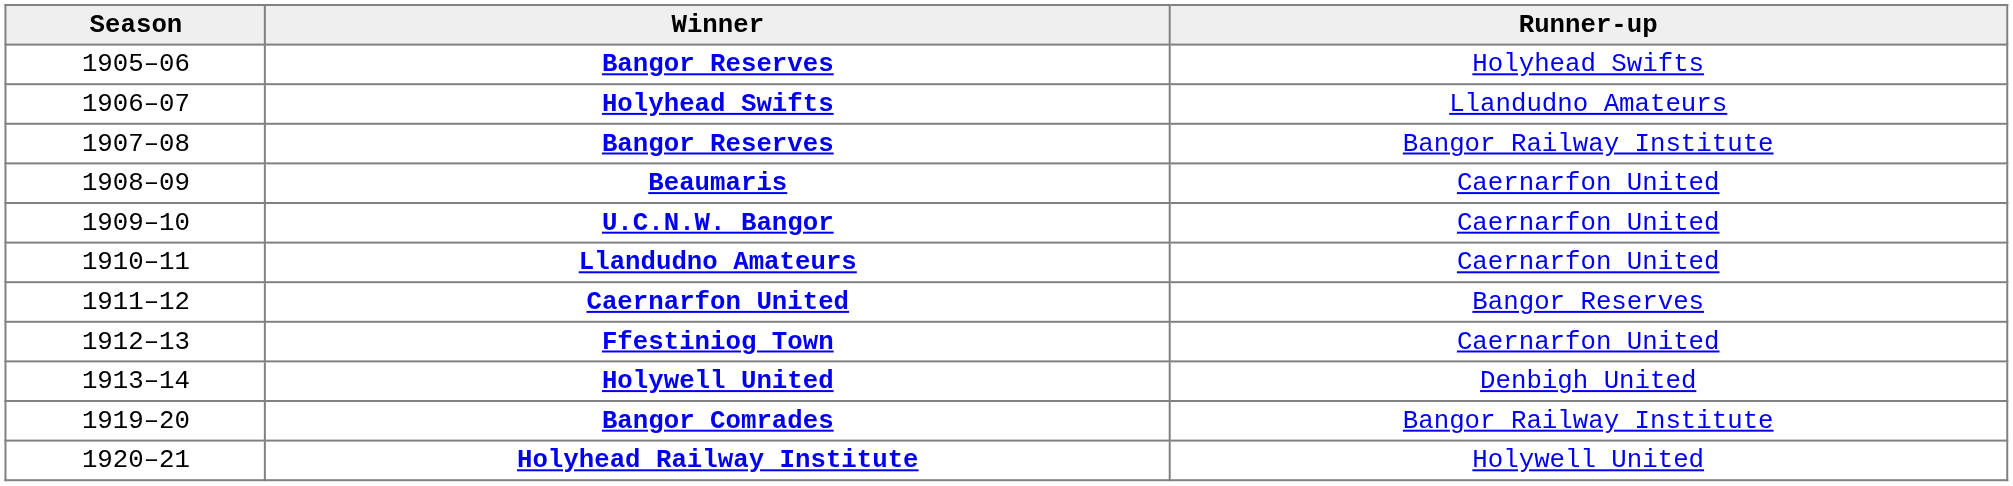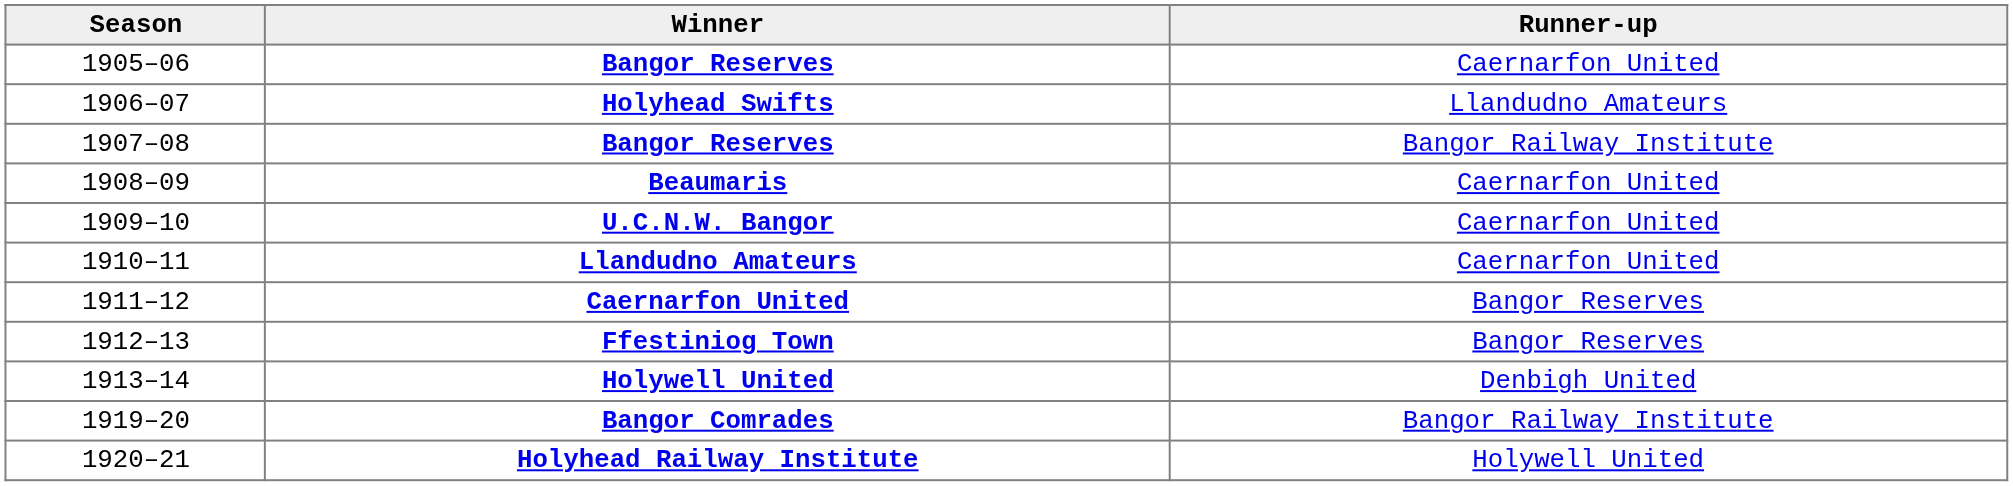(1588, 64) Holyhead Swifts -> (1588, 64) Caernarfon United
(1588, 342) Caernarfon United -> (1588, 342) Bangor Reserves
